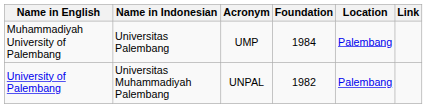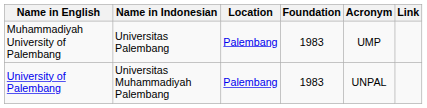columns swapped: (247, 13) <-> (365, 13)
(304, 42) 1984 -> (312, 42) 1983
(304, 83) 1982 -> (312, 83) 1983
